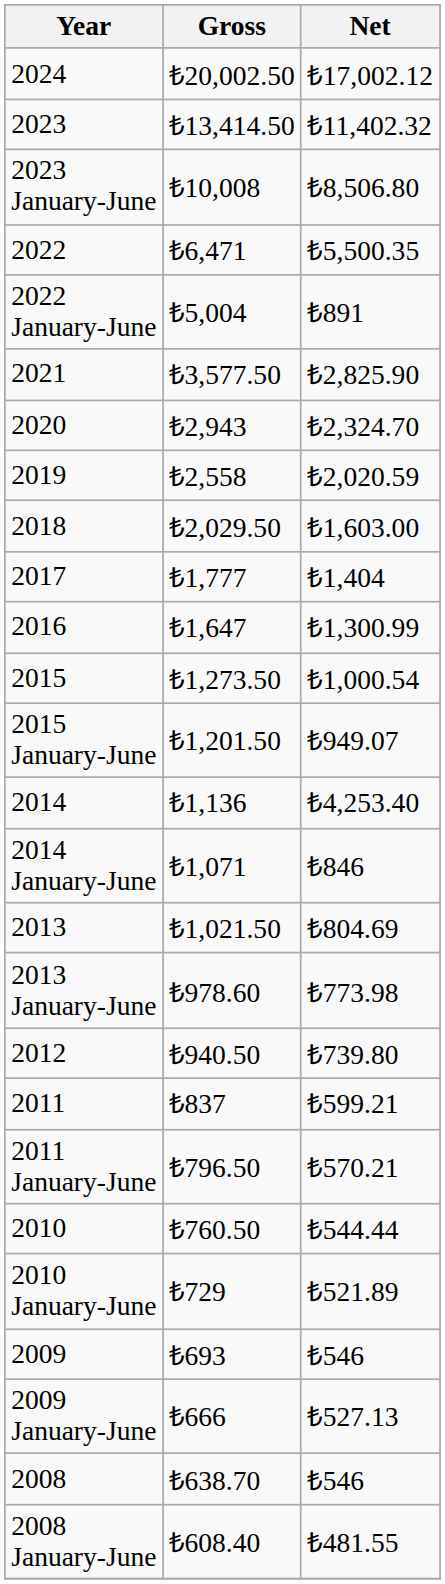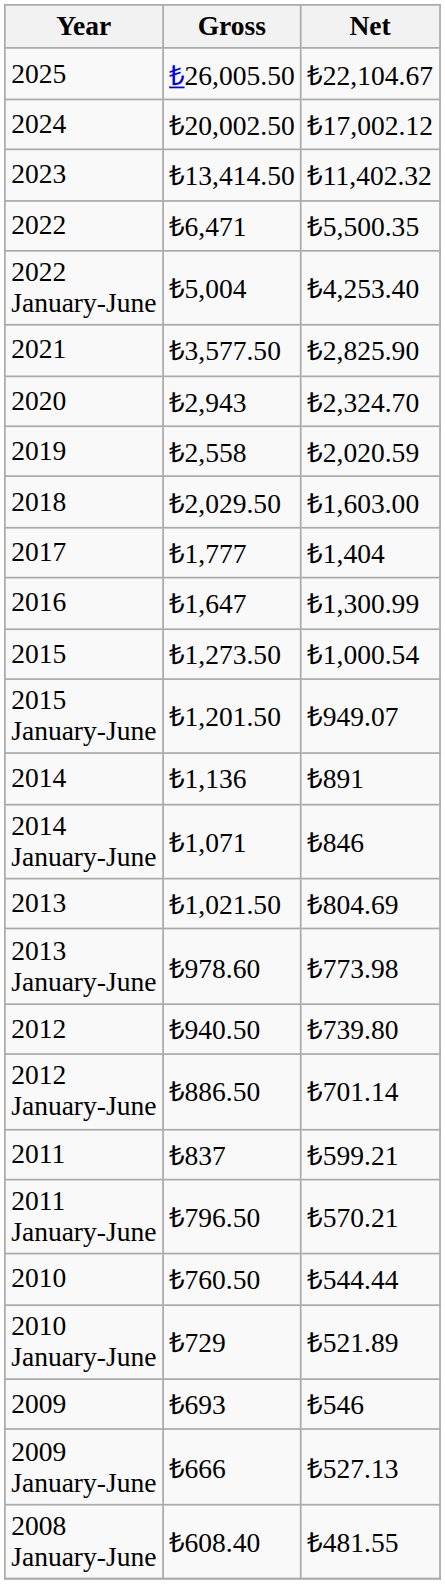+ row: (39, 73)
- row: (84, 186)
(336, 313) ₺891 -> (363, 289) ₺4,253.40
(363, 804) ₺4,253.40 -> (336, 780) ₺891
+ row: (84, 1091)
- row: (39, 1478)
